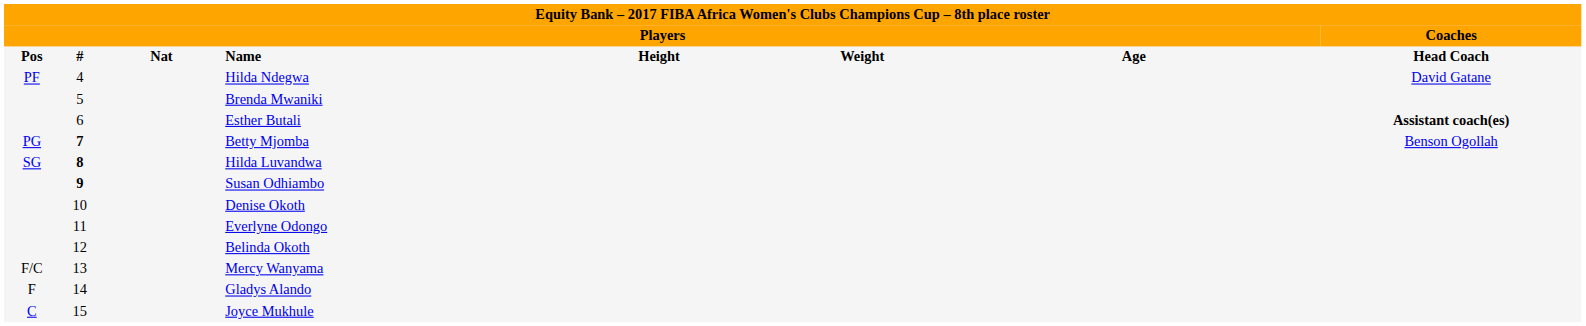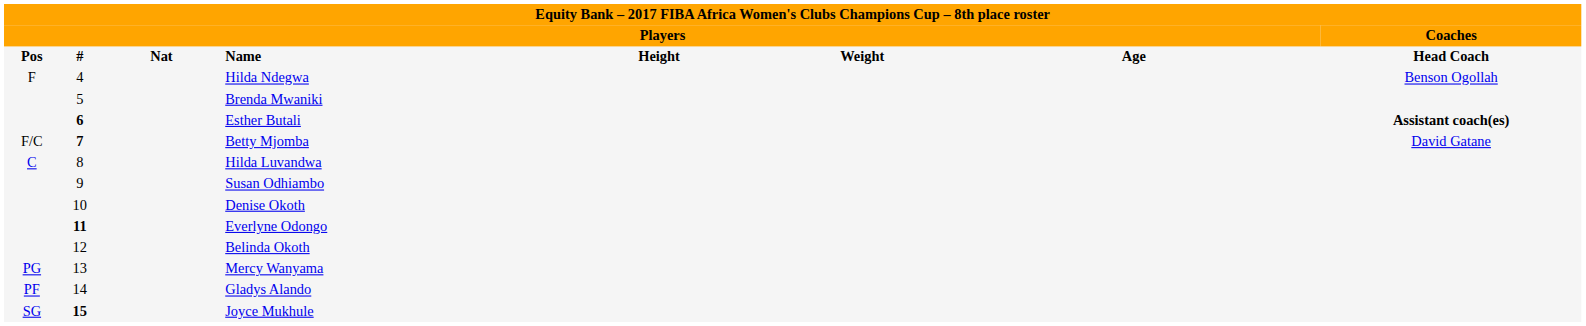(32, 78) PF -> (32, 78) F
(1451, 78) David Gatane -> (1451, 78) Benson Ogollah
(80, 120) normal -> (80, 120) bold
(32, 141) PG -> (32, 141) F/C
(1451, 141) Benson Ogollah -> (1451, 141) David Gatane
(32, 162) SG -> (32, 162) C
(80, 162) bold -> (80, 162) normal
(80, 184) bold -> (80, 184) normal
(80, 226) normal -> (80, 226) bold
(32, 268) F/C -> (32, 268) PG
(32, 290) F -> (32, 290) PF
(32, 311) C -> (32, 311) SG
(80, 311) normal -> (80, 311) bold
